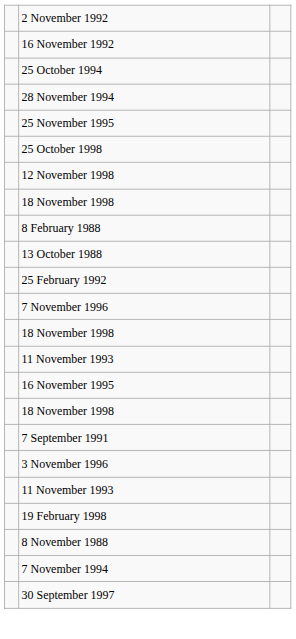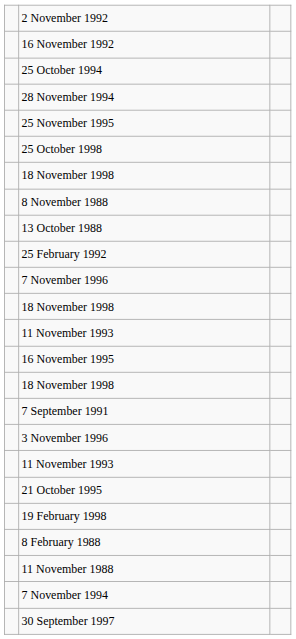- row: (12, 176)
rows swapped: (12, 228) <-> (12, 542)
+ row: (12, 490)
+ row: (12, 569)
